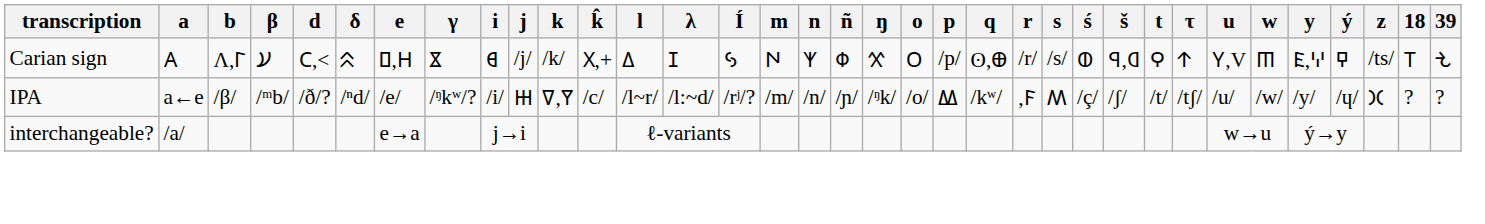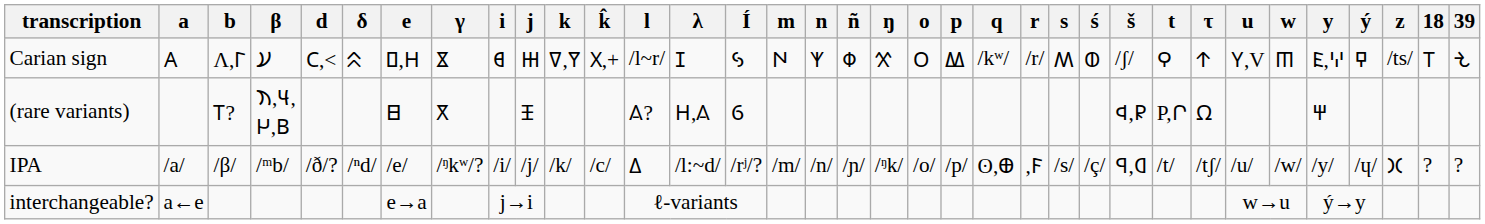(523, 57) /j/ -> (530, 59) 𐋅
(553, 57) /k/ -> (565, 59) 𐊼,𐊽
(628, 59) 𐊣 -> (647, 57) /l~r/
(950, 57) /p/ -> (955, 59) 𐊷
(990, 59) ʘ,𐊨 -> (993, 57) /kʷ/
(1057, 57) /s/ -> (1064, 59) 𐊰
(1124, 59) 𐤧,𐤭 -> (1125, 57) /ʃ/
+ row: (70, 111)
(184, 96) a←e -> (174, 165) /a/
(523, 98) 𐋅 -> (530, 165) /j/
(558, 98) 𐊼,𐊽 -> (560, 165) /k/
(640, 96) /l~r/ -> (635, 166) 𐊣
(948, 98) 𐊷 -> (957, 165) /p/
(986, 96) /kʷ/ -> (997, 166) ʘ,𐊨
(1057, 98) 𐊰 -> (1064, 165) /s/
(1118, 96) /ʃ/ -> (1131, 166) 𐤧,𐤭
(174, 133) /a/ -> (184, 201) a←e
